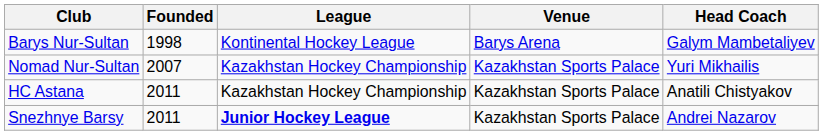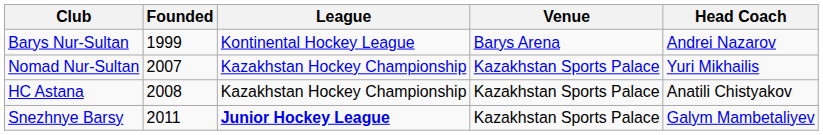(164, 42) 1998 -> (164, 42) 1999
(741, 42) Galym Mambetaliyev -> (721, 42) Andrei Nazarov
(164, 92) 2011 -> (164, 92) 2008
(721, 117) Andrei Nazarov -> (741, 117) Galym Mambetaliyev
